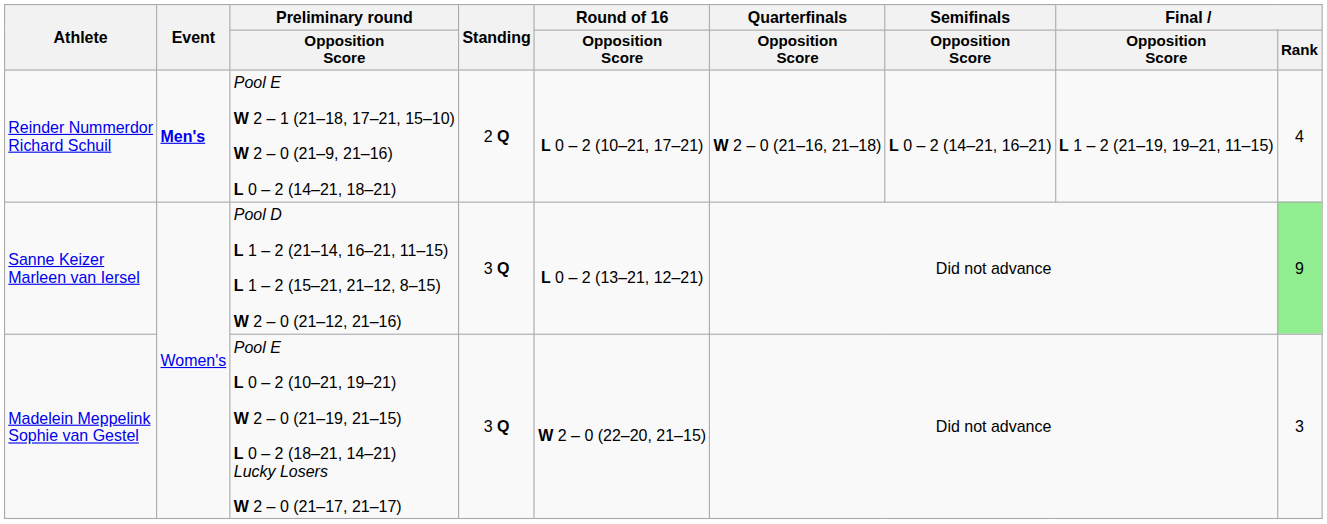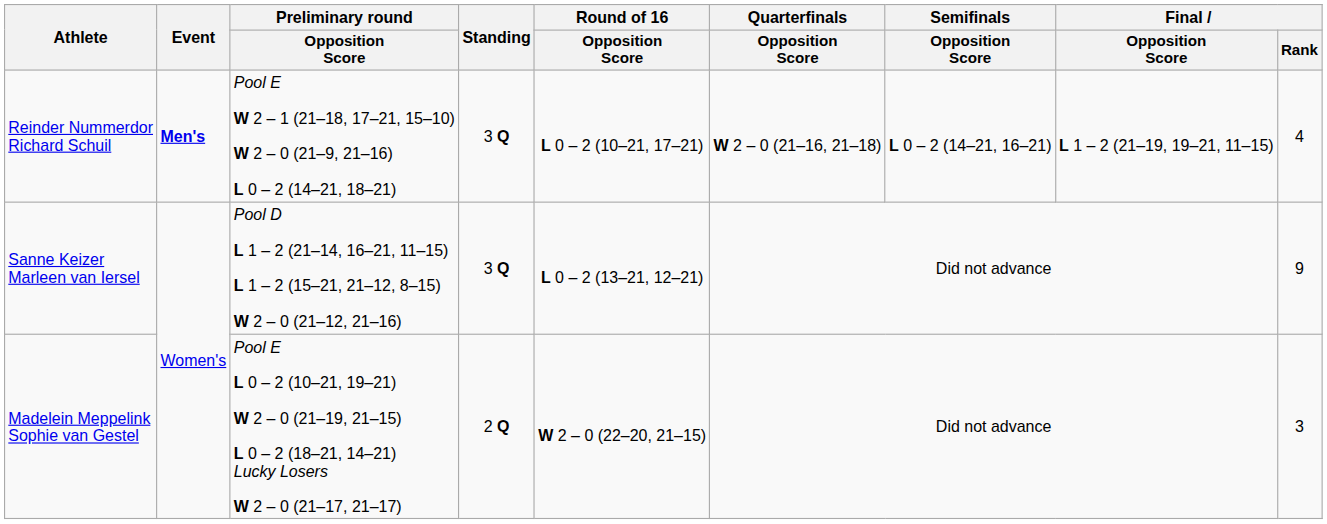(497, 137) 2 Q -> (497, 137) 3 Q
(1299, 268) lightgreen background -> (1299, 268) no background
(497, 427) 3 Q -> (497, 427) 2 Q
